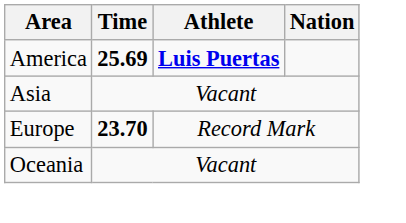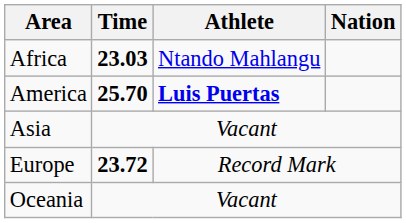+ row: (38, 57)
(122, 57) 25.69 -> (122, 93) 25.70
(122, 128) 23.70 -> (122, 164) 23.72
